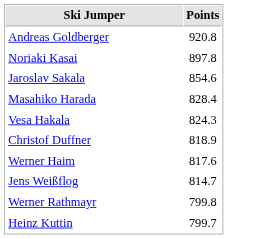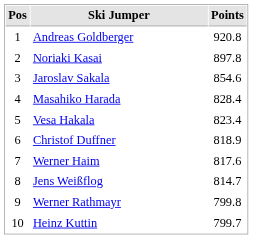+ column: (18, 15)
(203, 119) 824.3 -> (227, 119) 823.4
